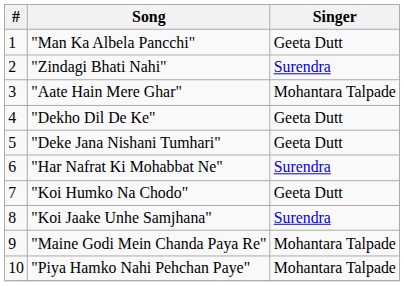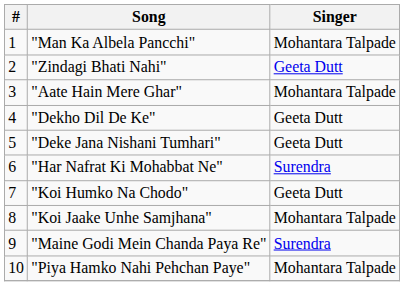(308, 42) Geeta Dutt -> (335, 42) Mohantara Talpade
(302, 67) Surendra -> (308, 67) Geeta Dutt
(302, 218) Surendra -> (335, 218) Mohantara Talpade
(335, 243) Mohantara Talpade -> (302, 243) Surendra
